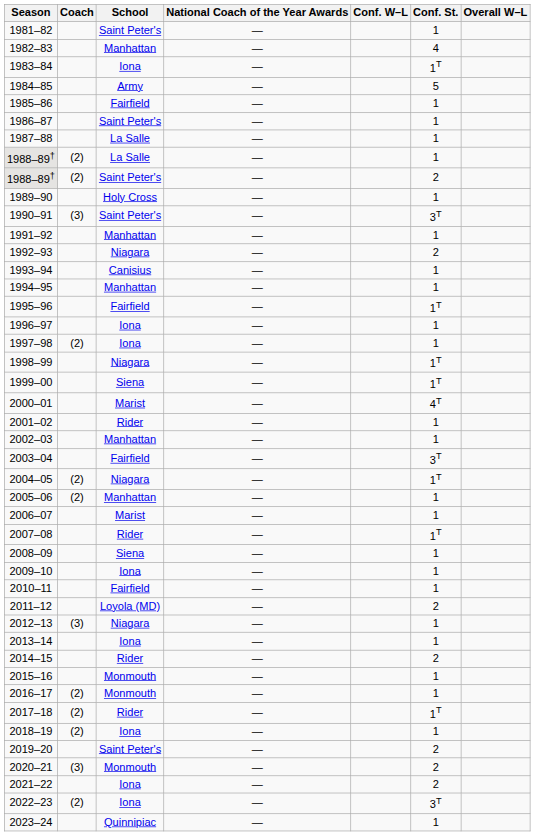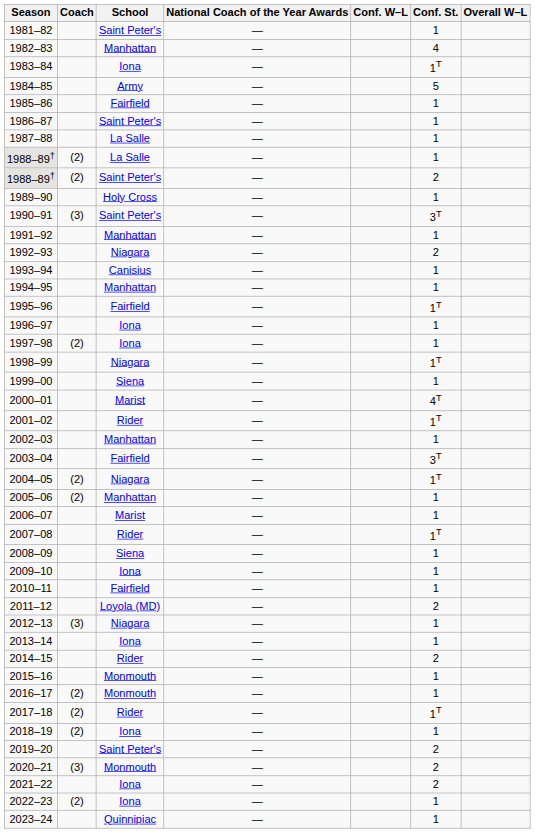(436, 382) 1T -> (436, 381) 1
(436, 422) 1 -> (436, 420) 1T
(436, 803) 3T -> (436, 801) 1
